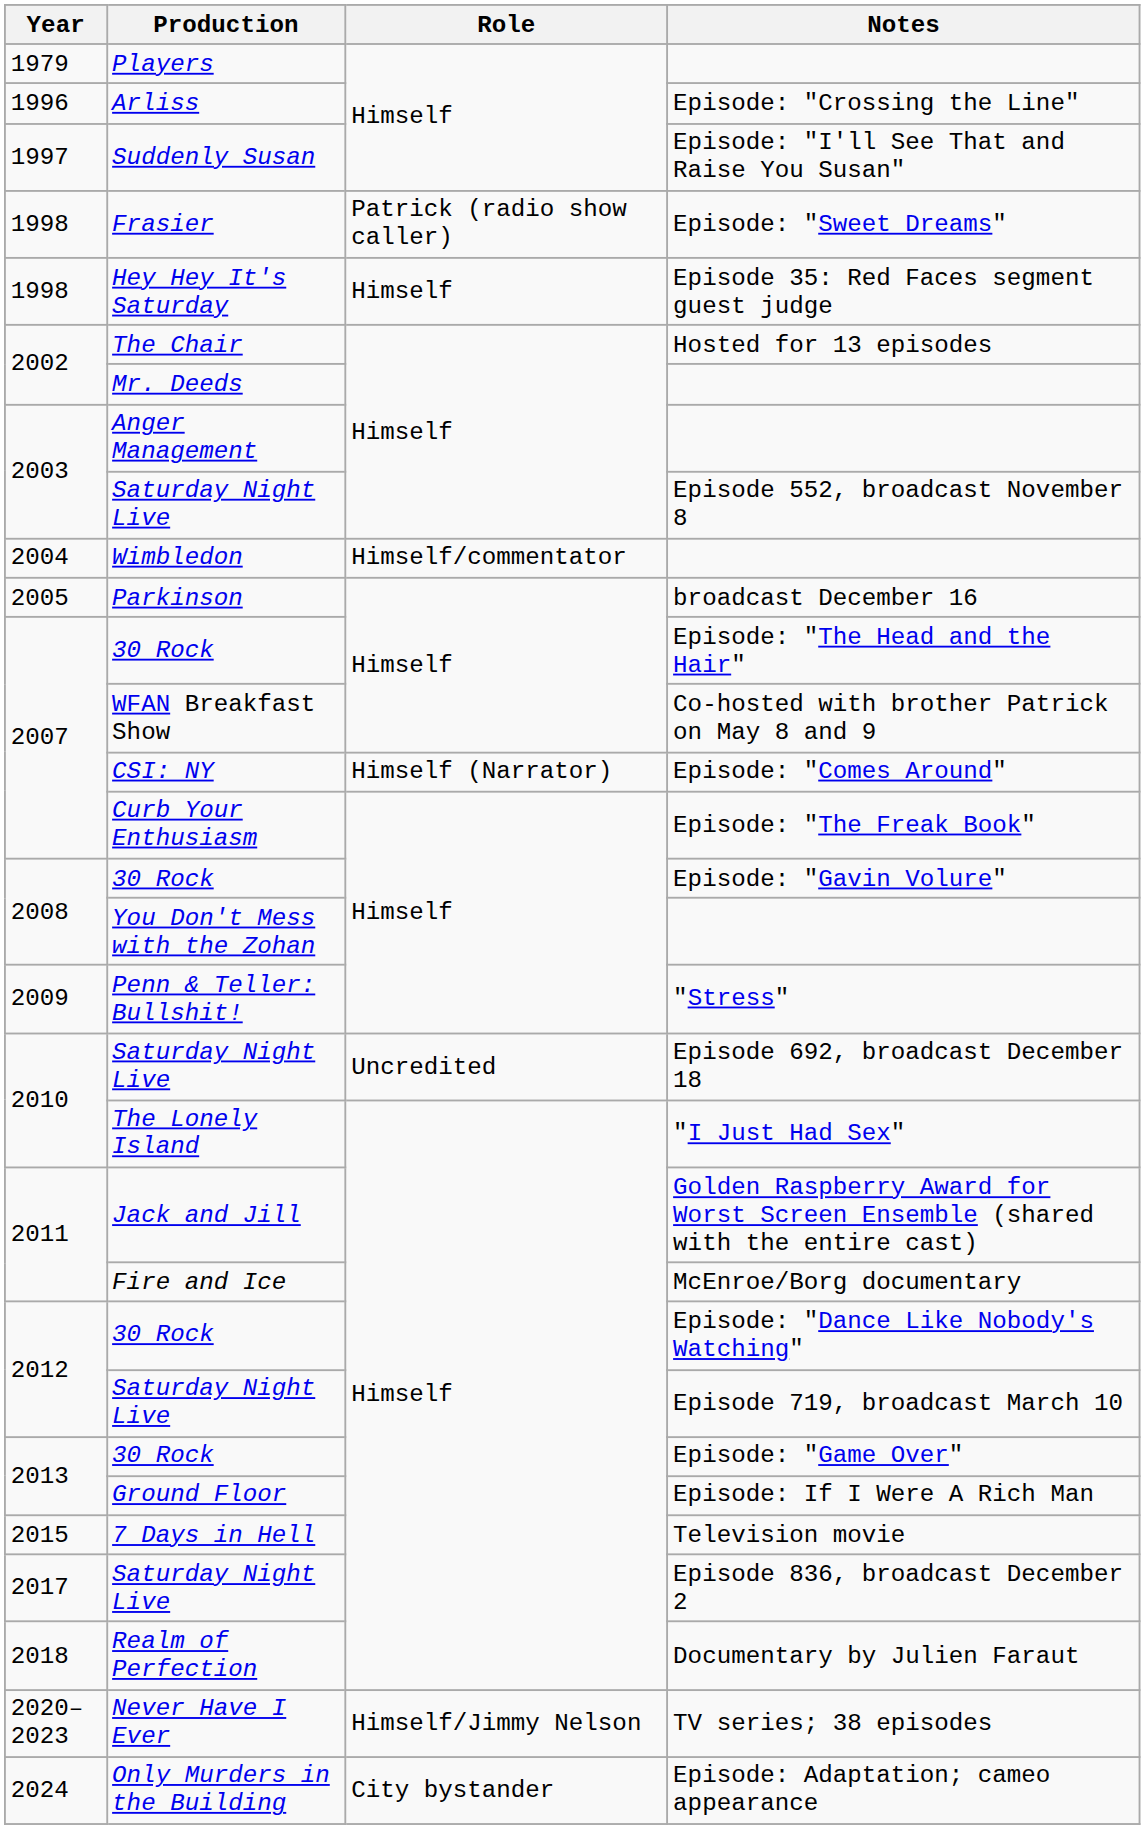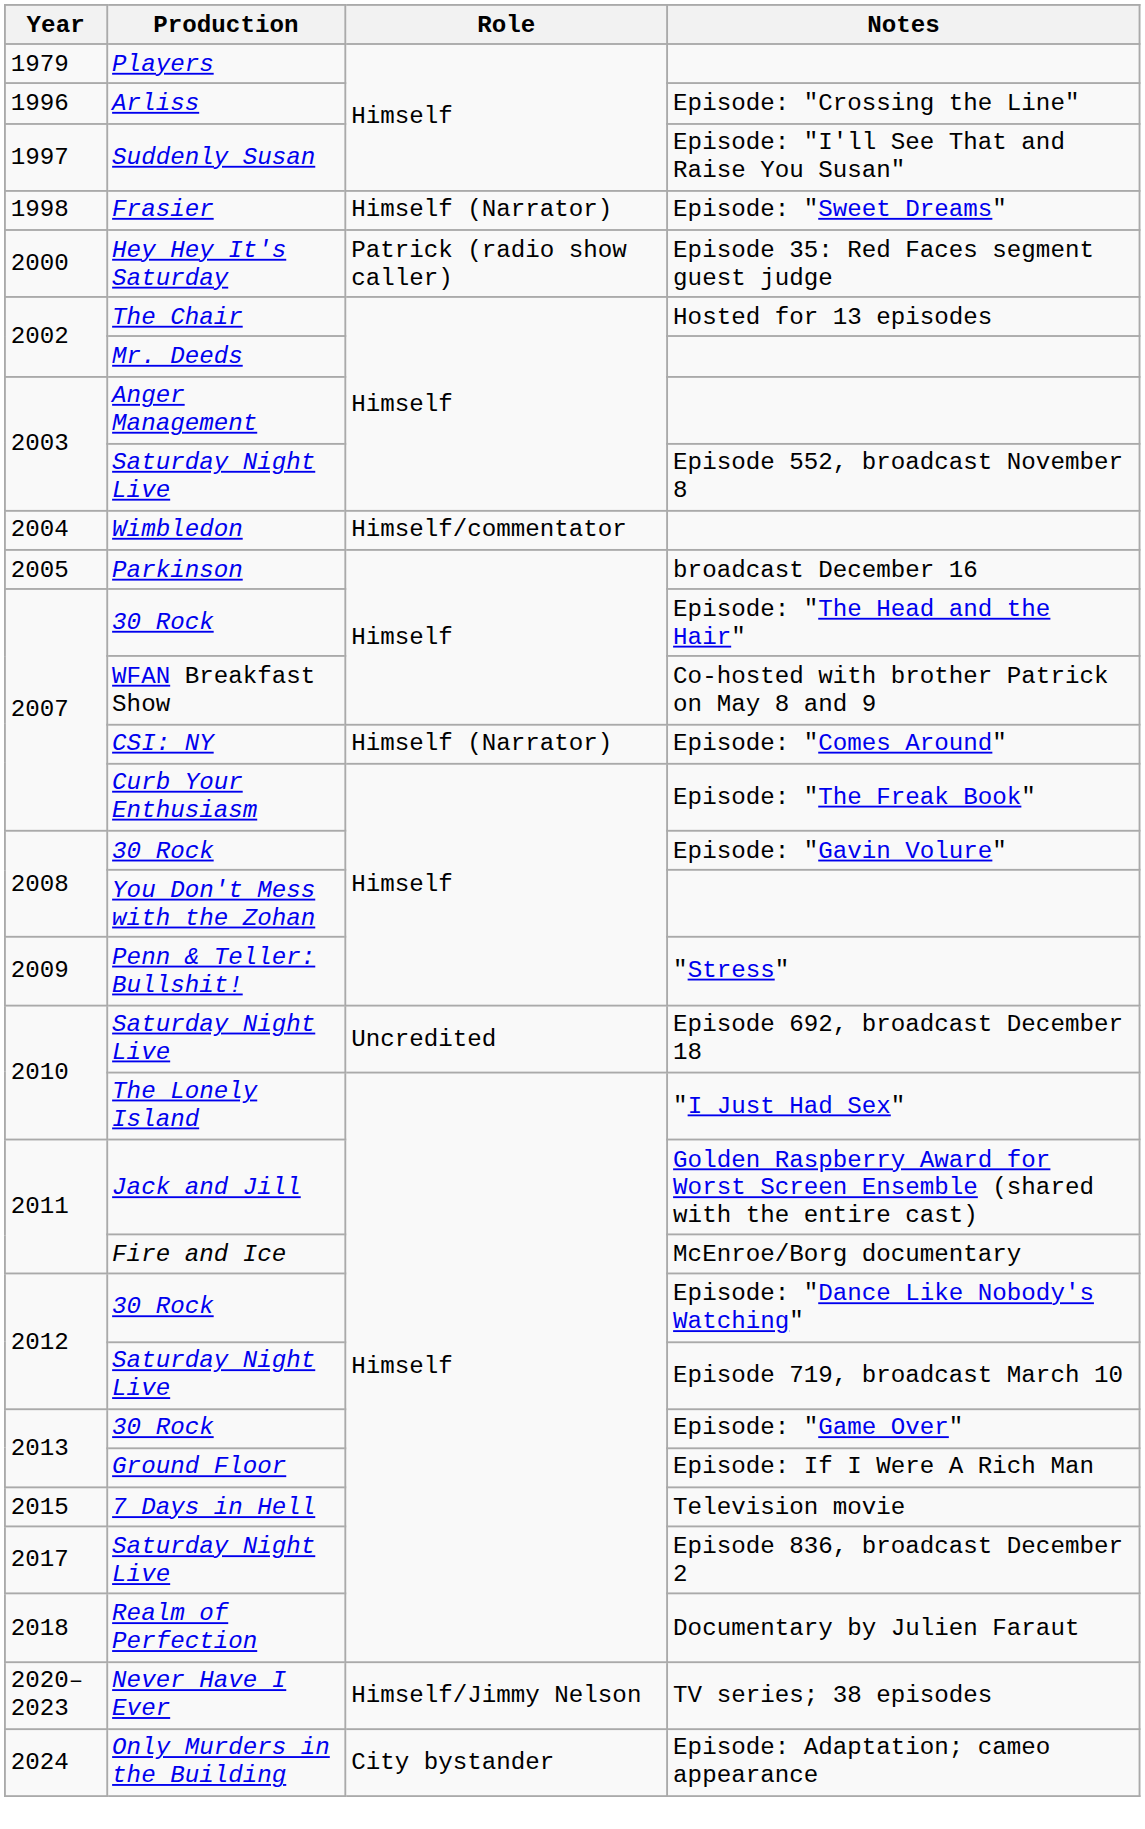(489, 224) Patrick (radio show caller) -> (482, 210) Himself (Narrator)
(40, 291) 1998 -> (40, 264) 2000
(402, 291) Himself -> (489, 264) Patrick (radio show caller)
